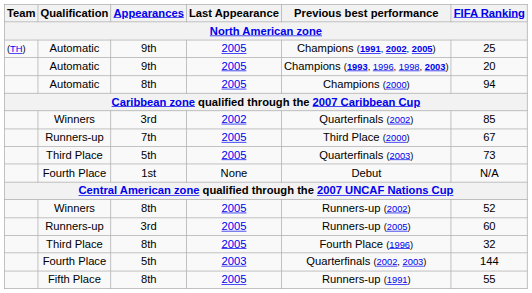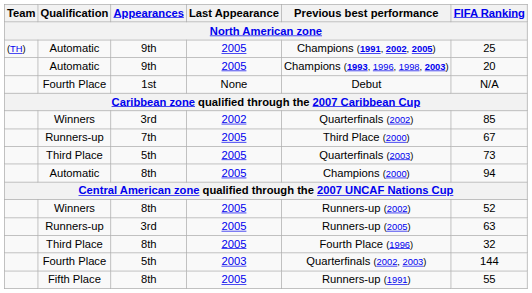rows swapped: (74, 84) <-> (74, 173)
(489, 226) 60 -> (489, 226) 63
